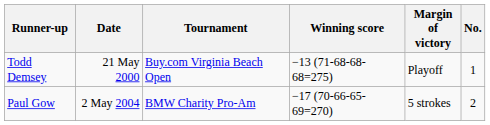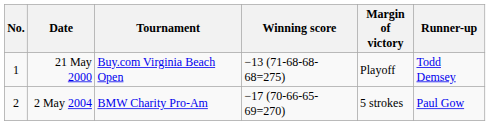columns swapped: (473, 28) <-> (40, 28)
